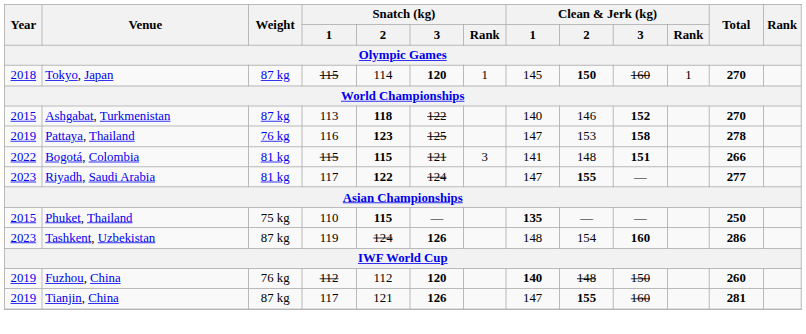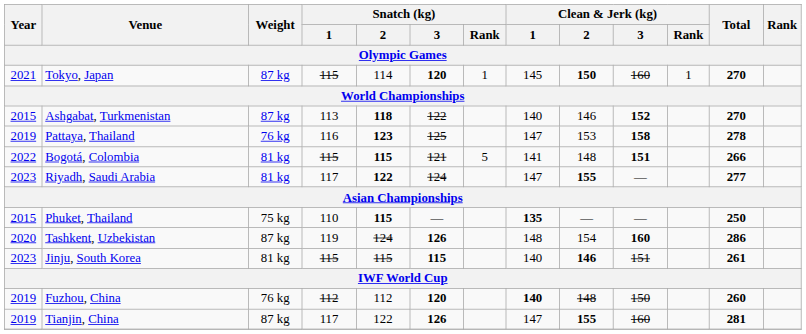(23, 75) 2018 -> (23, 75) 2021
(485, 156) 3 -> (485, 156) 5
(23, 237) 2023 -> (23, 237) 2020
+ row: (93, 258)
(383, 298) 121 -> (383, 319) 122
